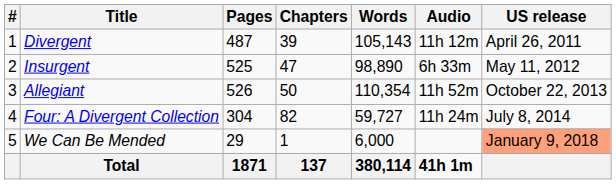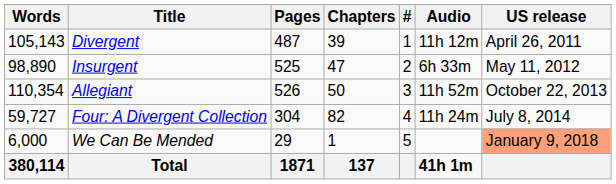columns swapped: (12, 16) <-> (383, 16)
